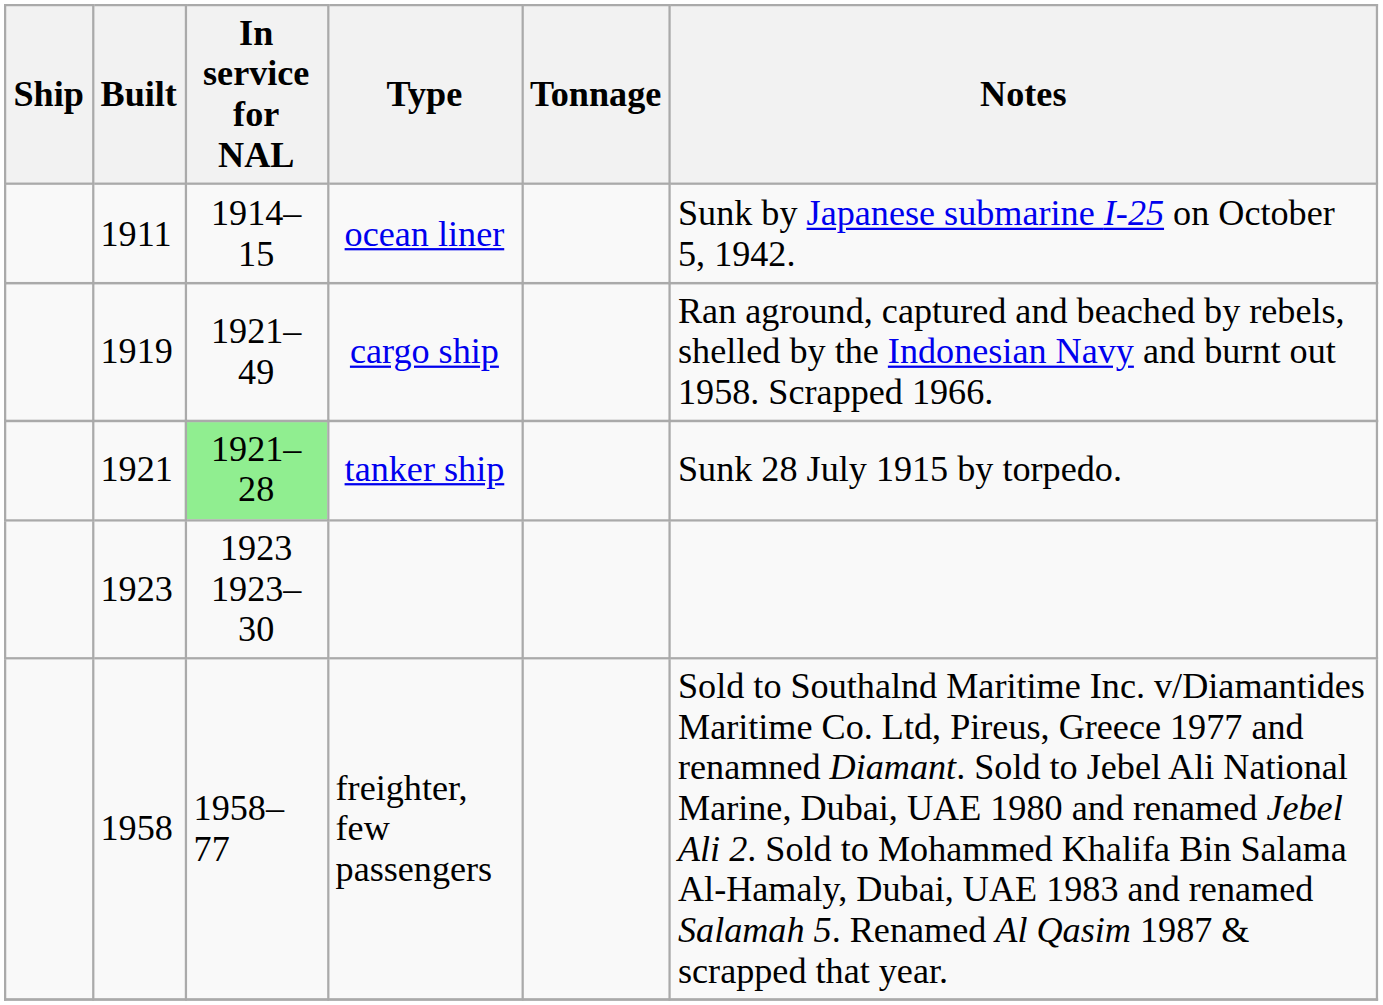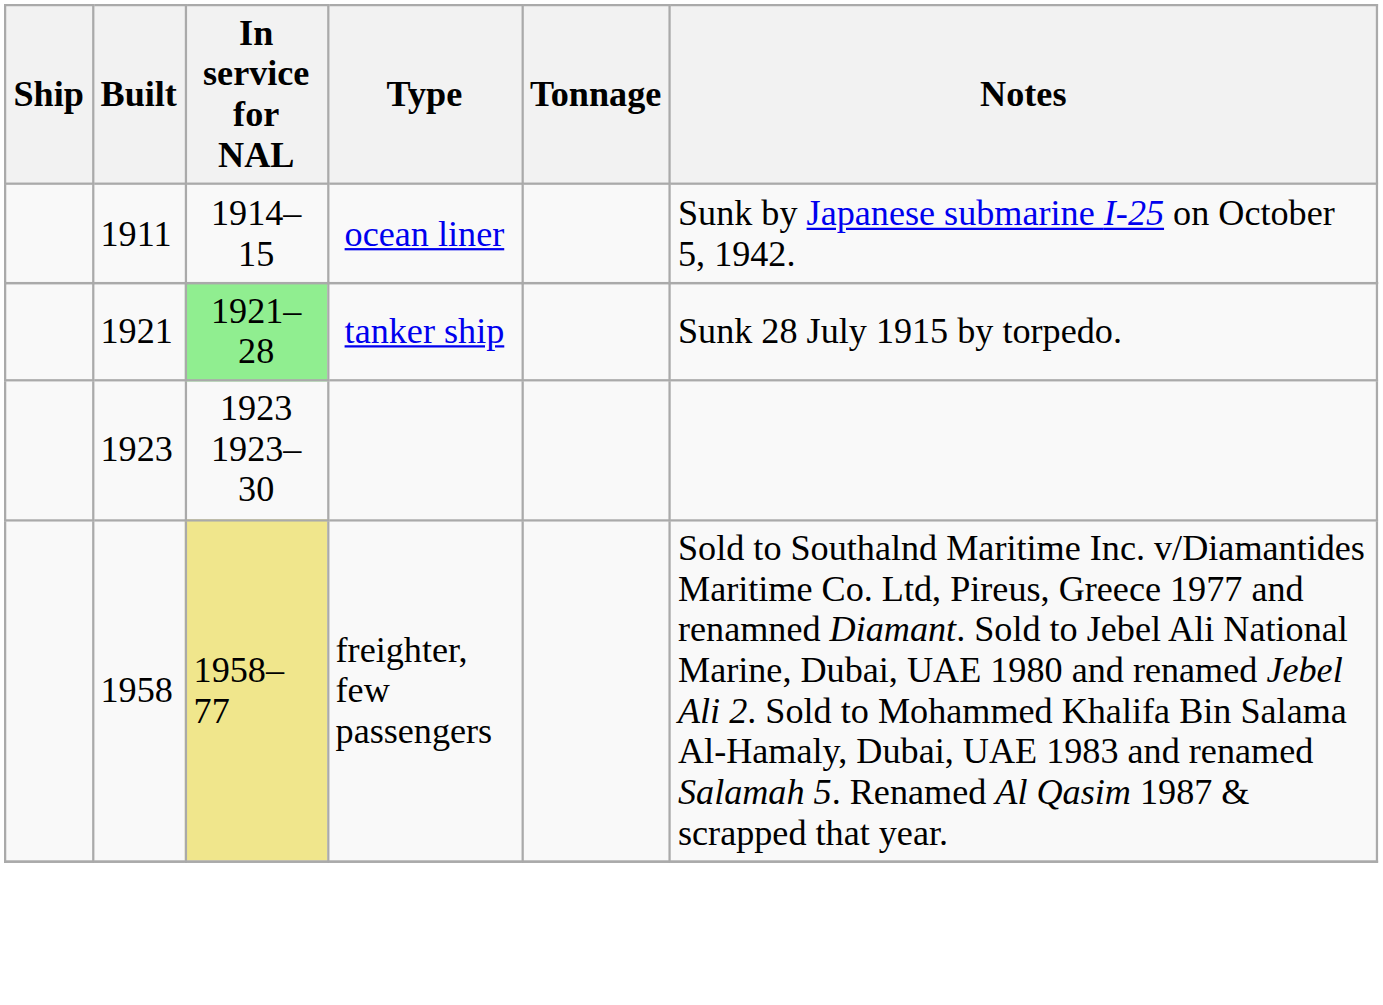- row: (137, 351)
(239, 828) no background -> (239, 689) khaki background
